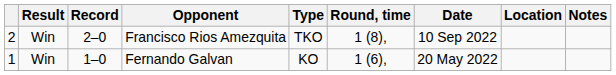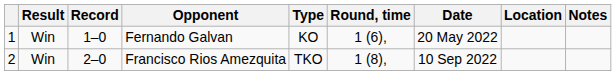rows swapped: (206, 37) <-> (179, 59)
